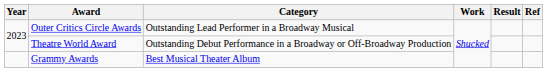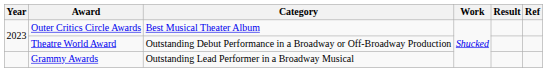(250, 28) Outstanding Lead Performer in a Broadway Musical -> (203, 28) Best Musical Theater Album
(203, 59) Best Musical Theater Album -> (250, 59) Outstanding Lead Performer in a Broadway Musical
